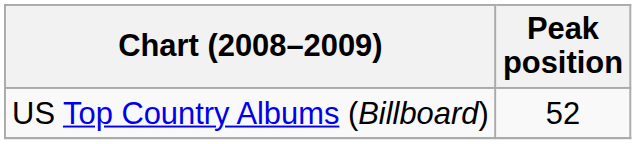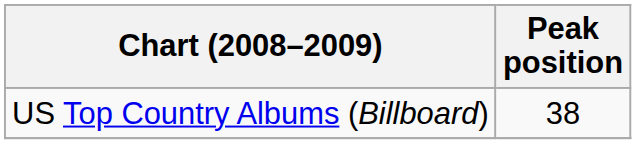(563, 112) 52 -> (563, 112) 38
